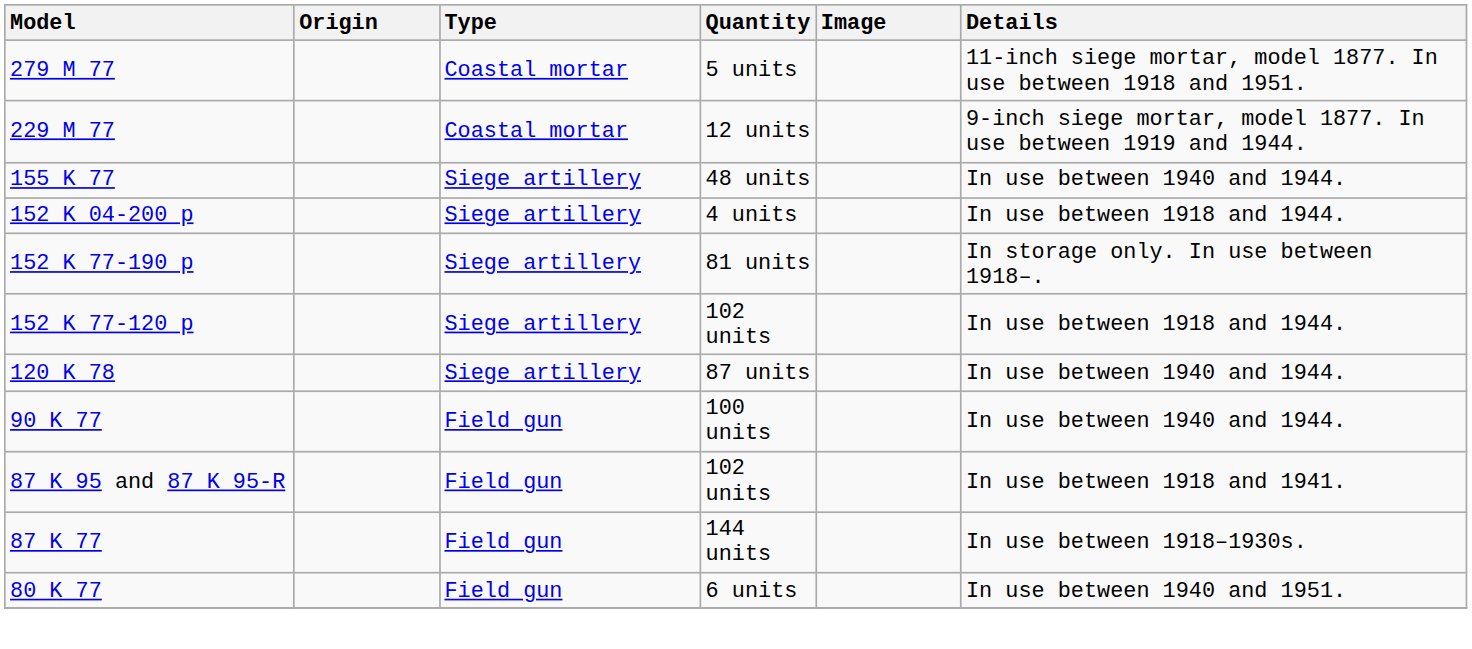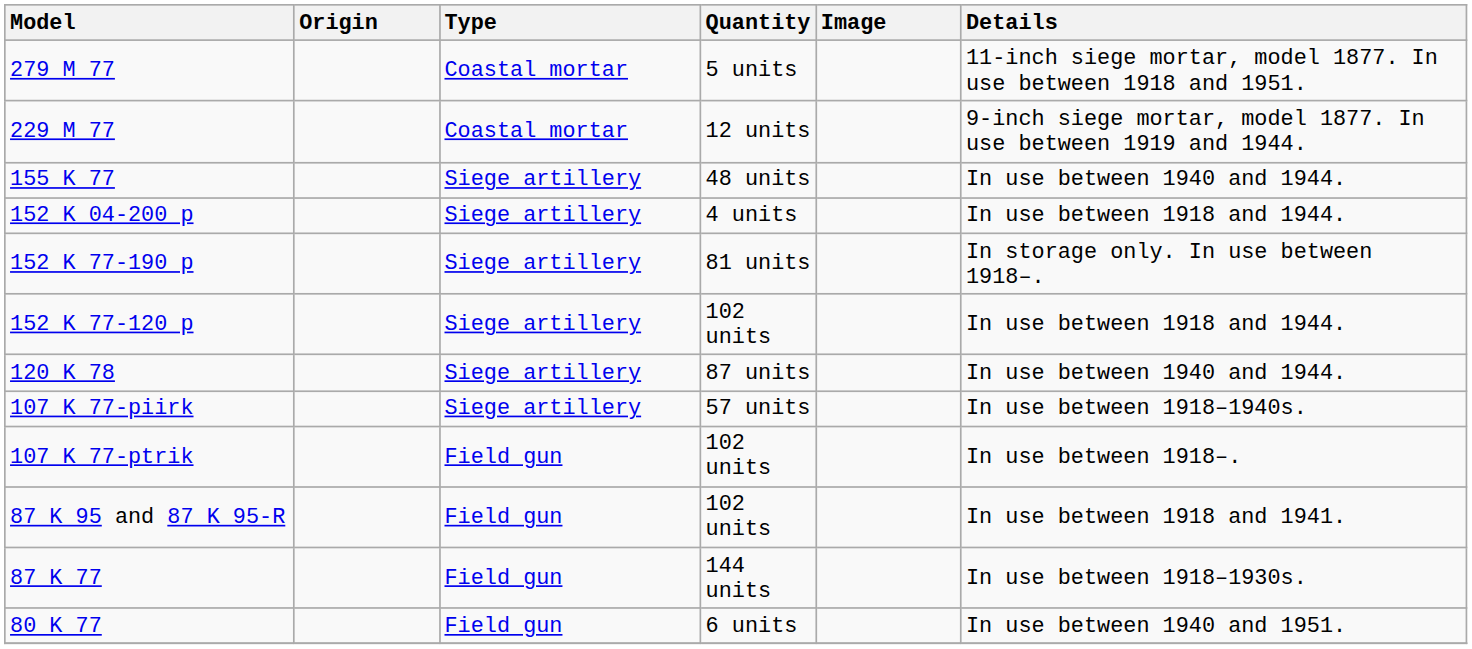+ row: (102, 408)
+ row: (102, 456)
- row: (56, 421)
